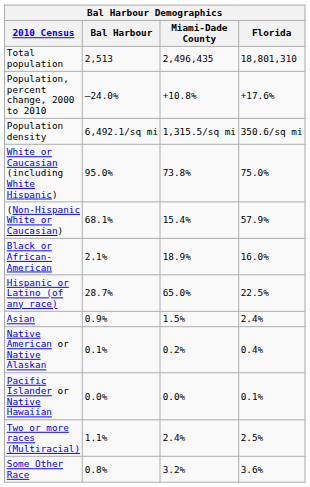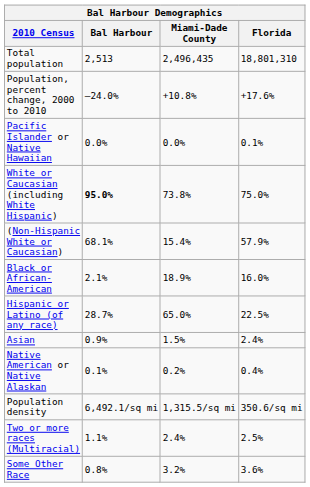rows swapped: (35, 132) <-> (38, 397)
(99, 173) normal -> (99, 194) bold
